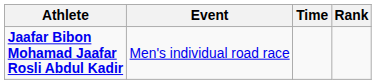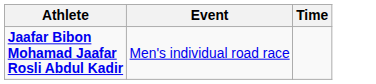- column: (352, 16)
